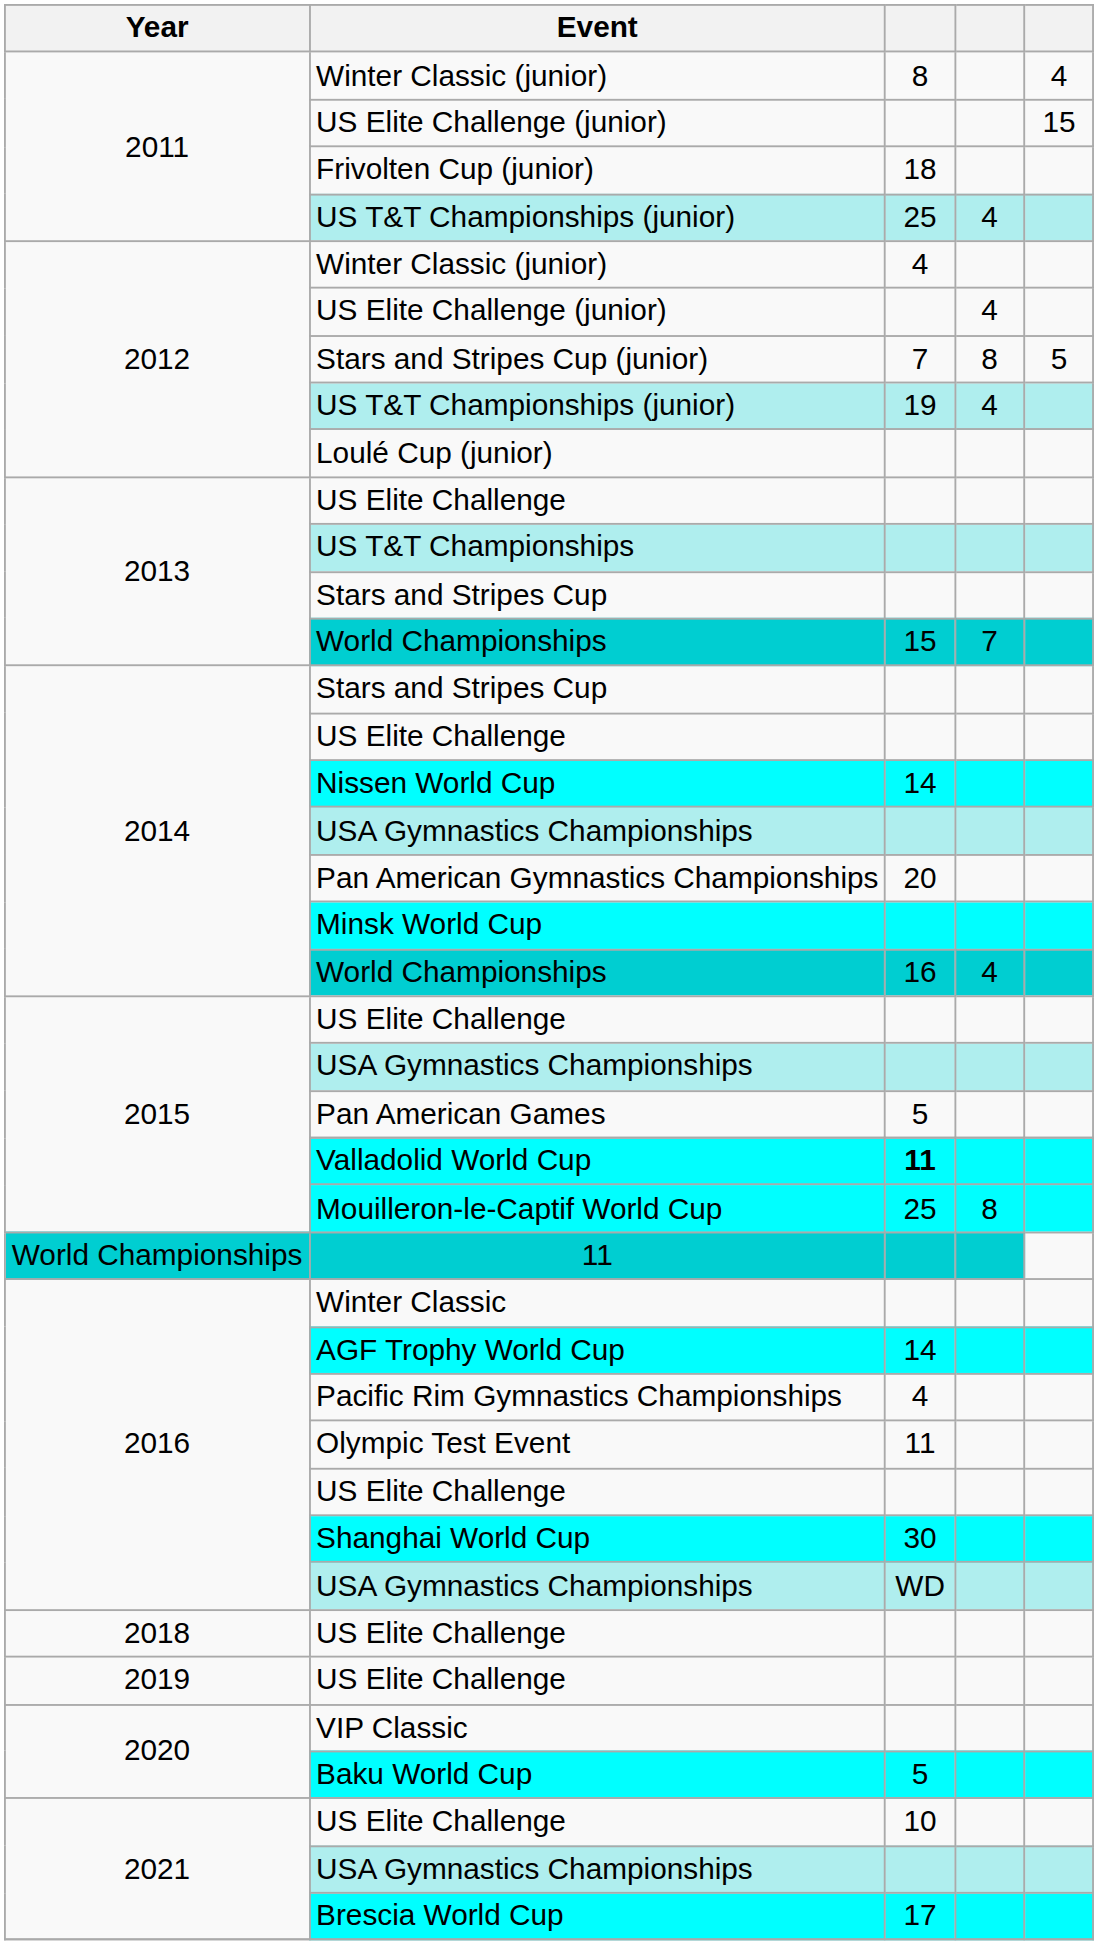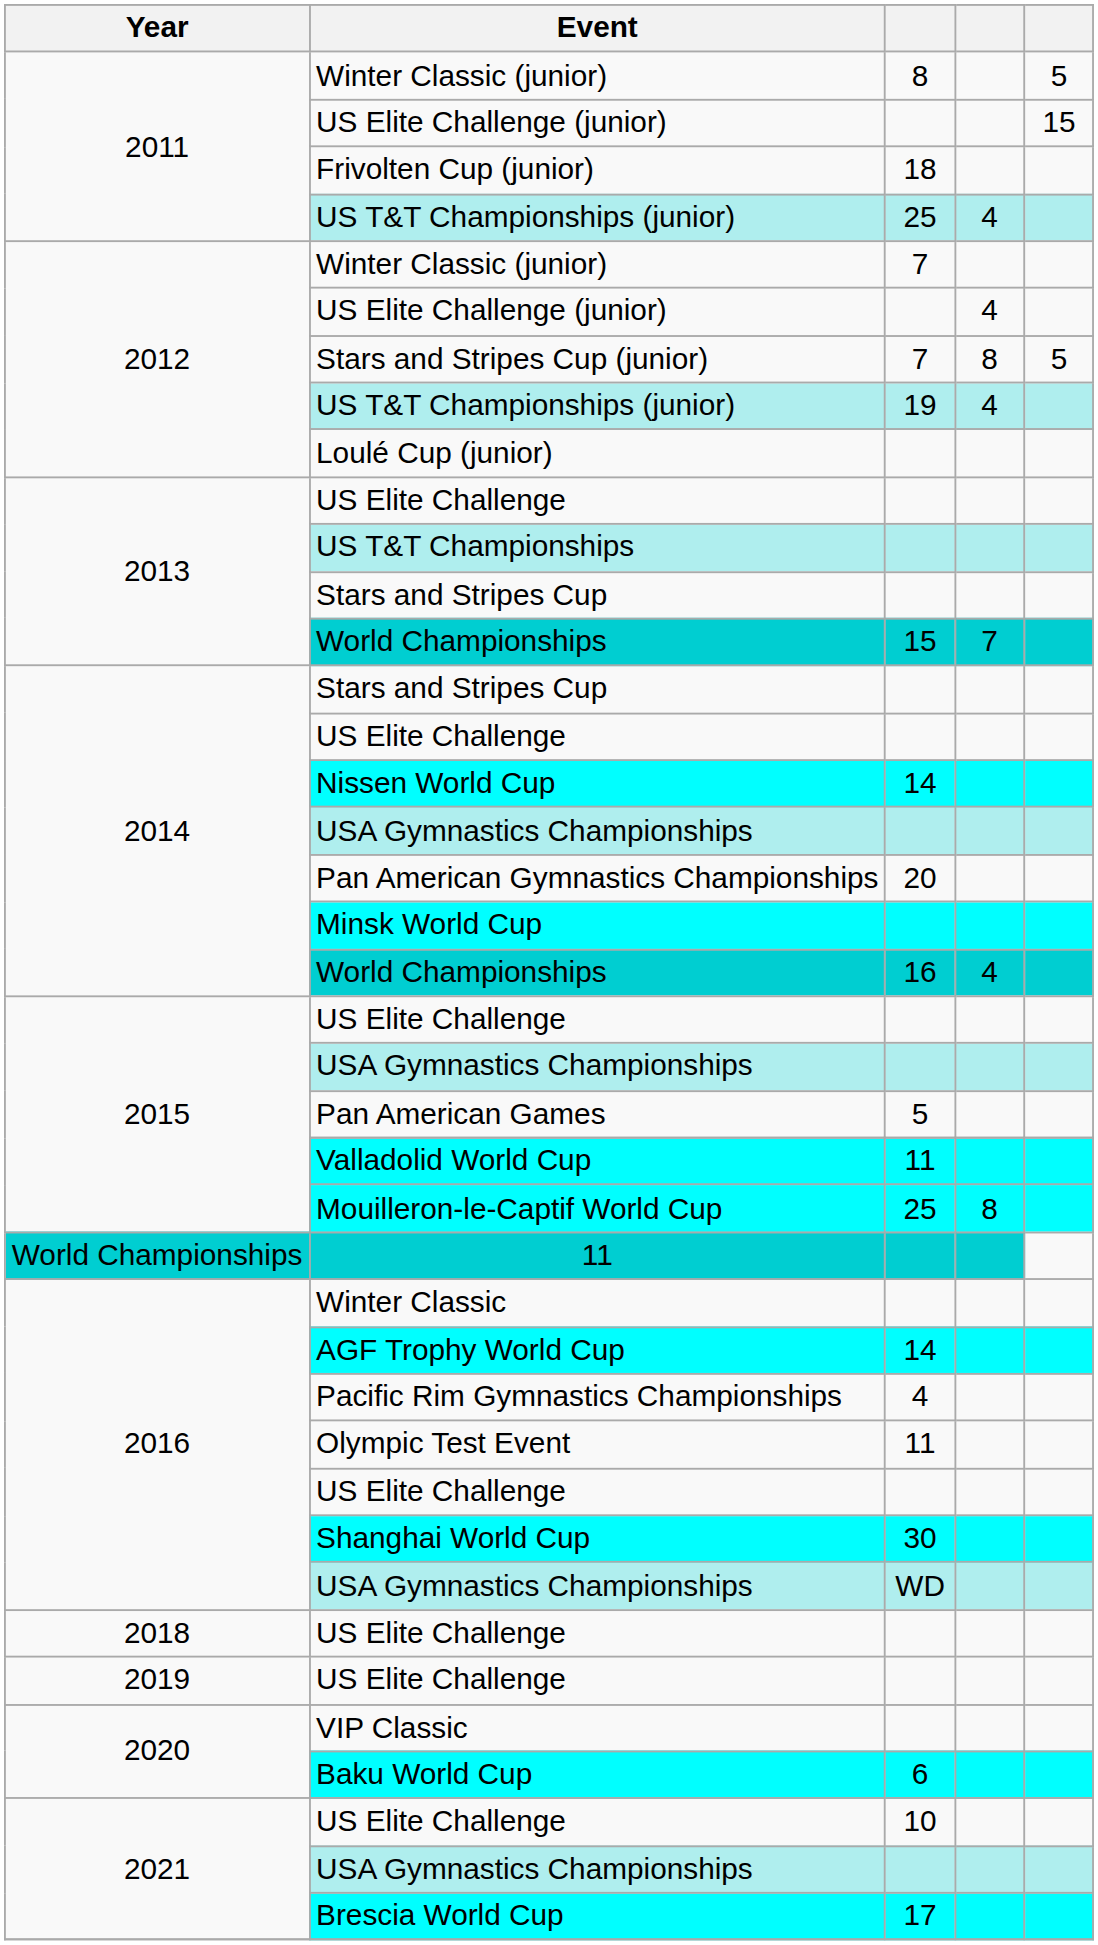(1059, 75) 4 -> (1059, 75) 5
(920, 264) 4 -> (920, 264) 7
(920, 1160) bold -> (920, 1160) normal
(920, 1774) 5 -> (920, 1774) 6
